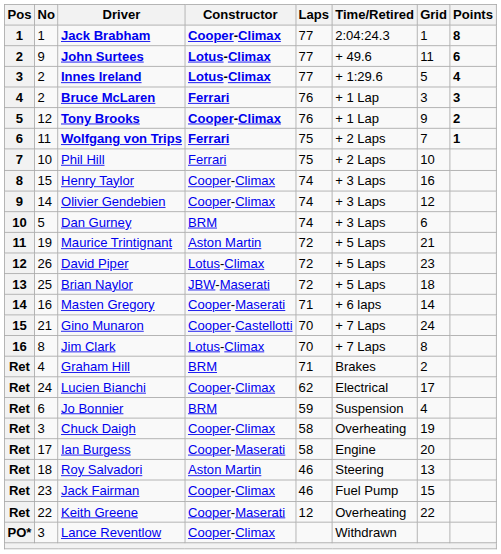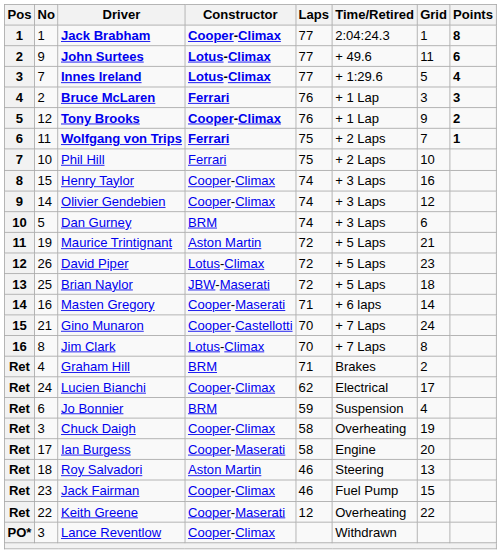(41, 77) 2 -> (41, 77) 7
